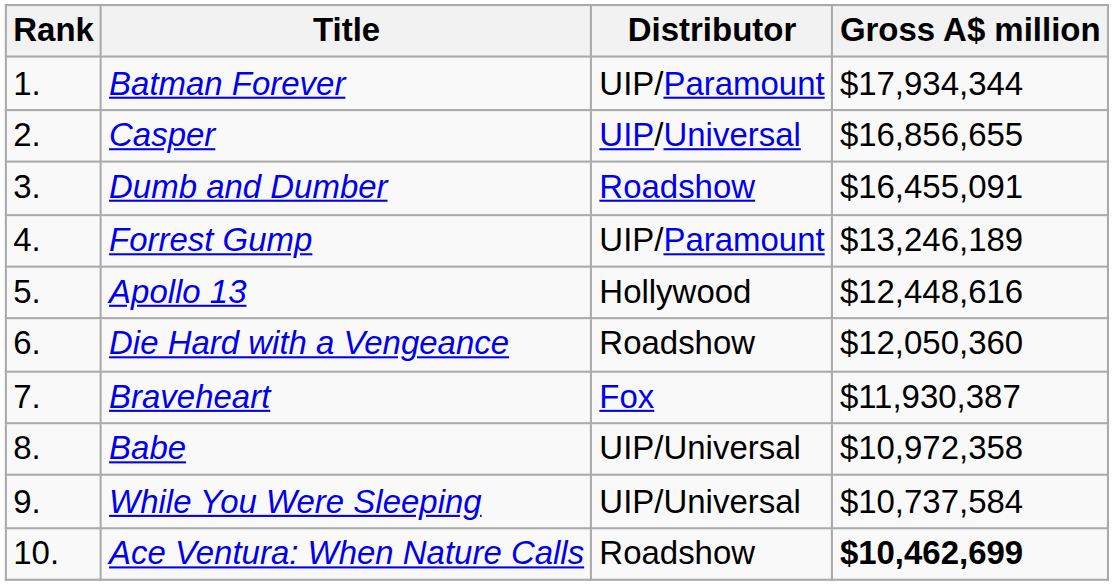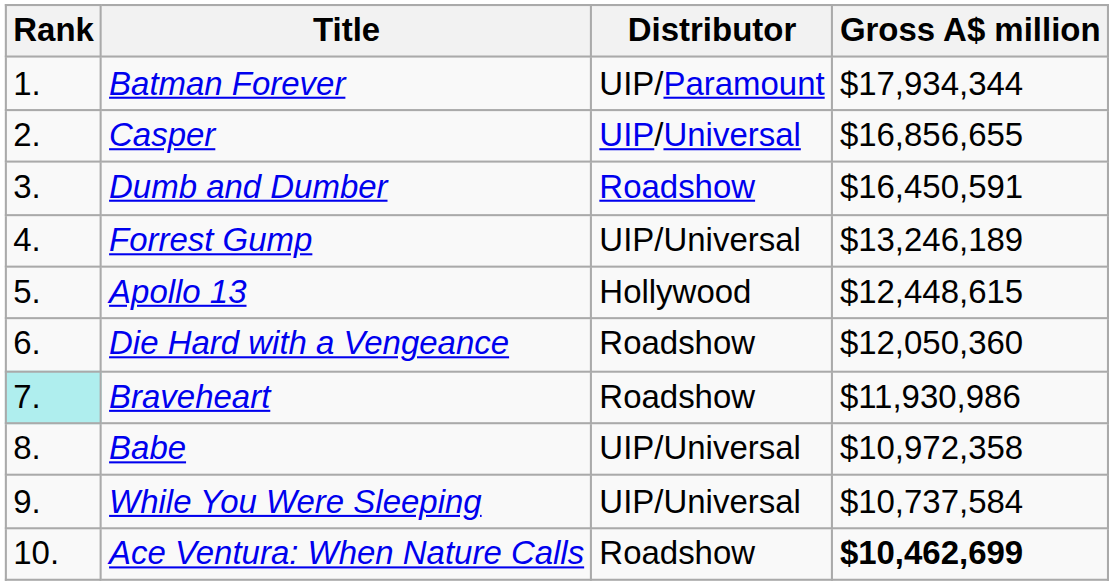(932, 187) $16,455,091 -> (932, 187) $16,450,591
(712, 239) UIP/Paramount -> (700, 239) UIP/Universal
(932, 291) $12,448,616 -> (932, 291) $12,448,615
(27, 396) no background -> (27, 396) paleturquoise background
(627, 396) Fox -> (677, 396) Roadshow
(930, 396) $11,930,387 -> (930, 396) $11,930,986
